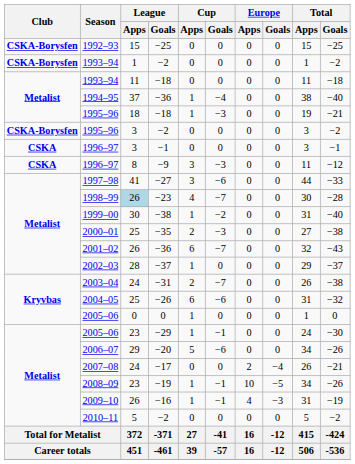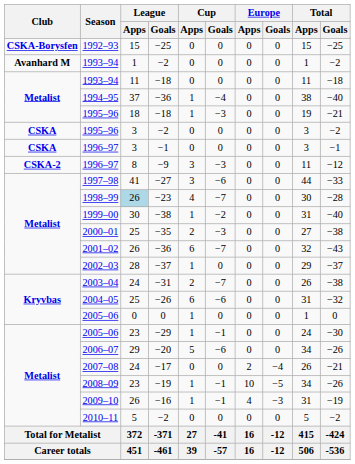(42, 63) CSKA-Borysfen -> (42, 63) Avanhard M
(42, 131) CSKA-Borysfen -> (42, 131) CSKA
(42, 165) CSKA -> (42, 165) CSKA-2
